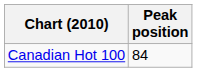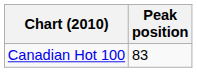(140, 55) 84 -> (140, 55) 83
